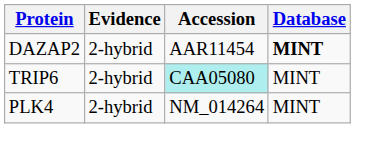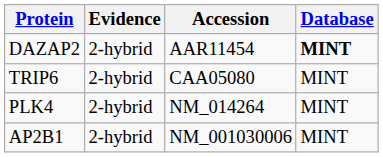(212, 78) paleturquoise background -> (212, 78) no background
+ row: (36, 136)
